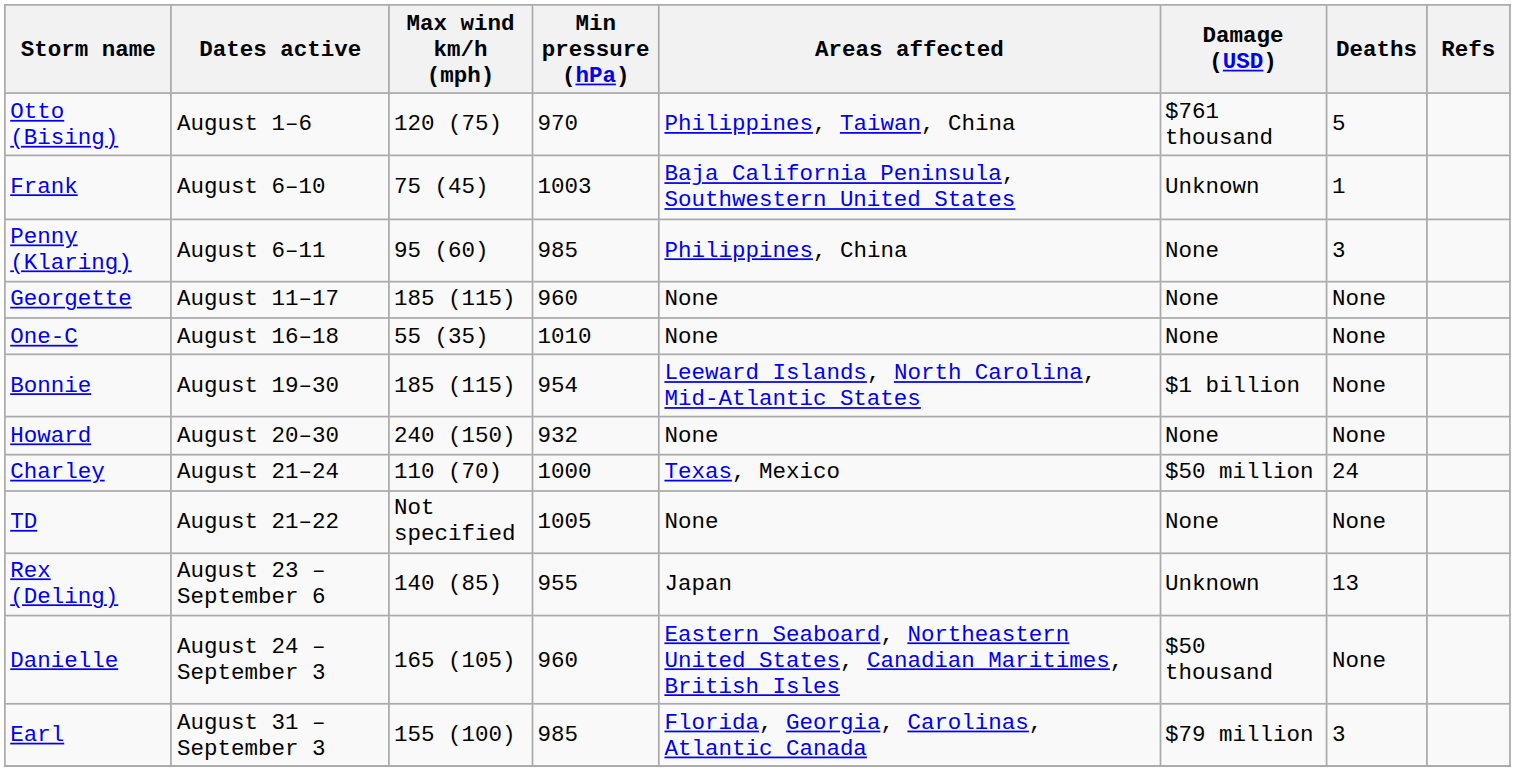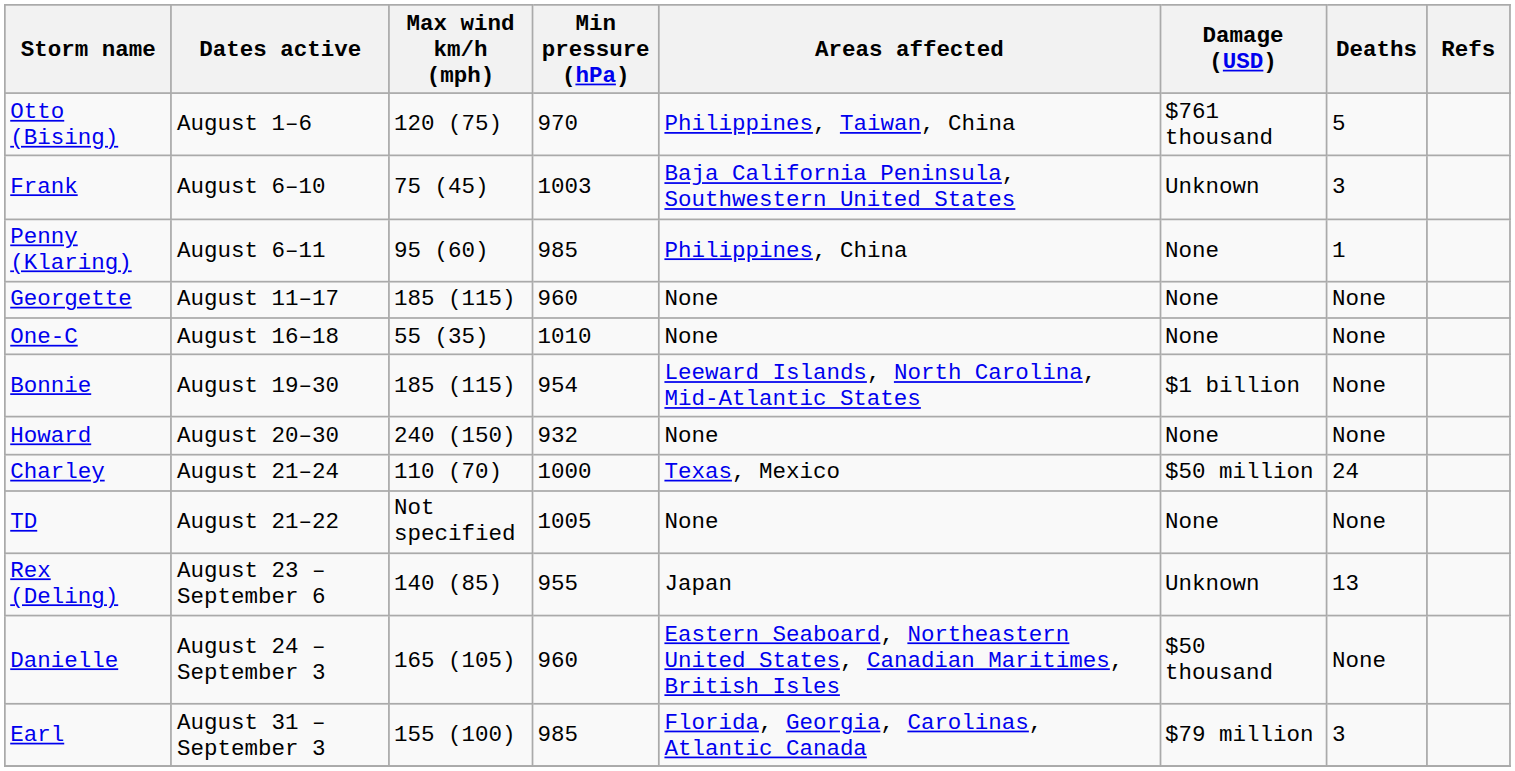(1339, 187) 1 -> (1339, 187) 3
(1339, 250) 3 -> (1339, 250) 1
